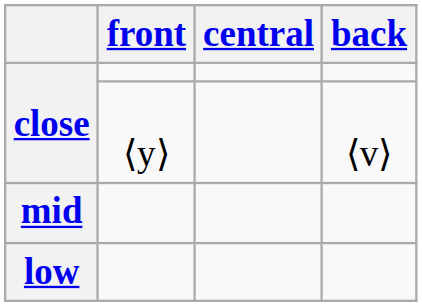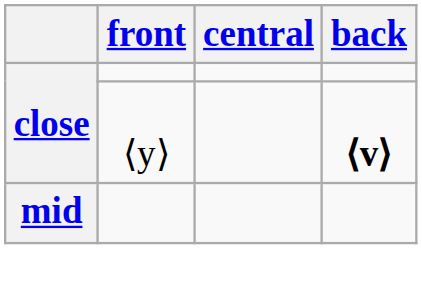(369, 153) normal -> (369, 153) bold
- row: (52, 270)
